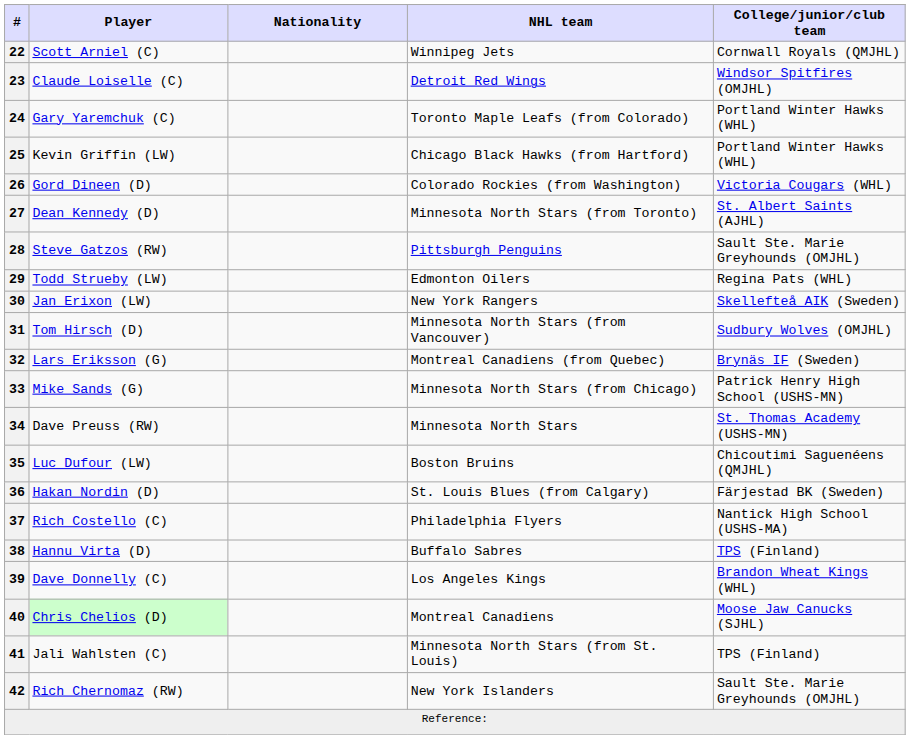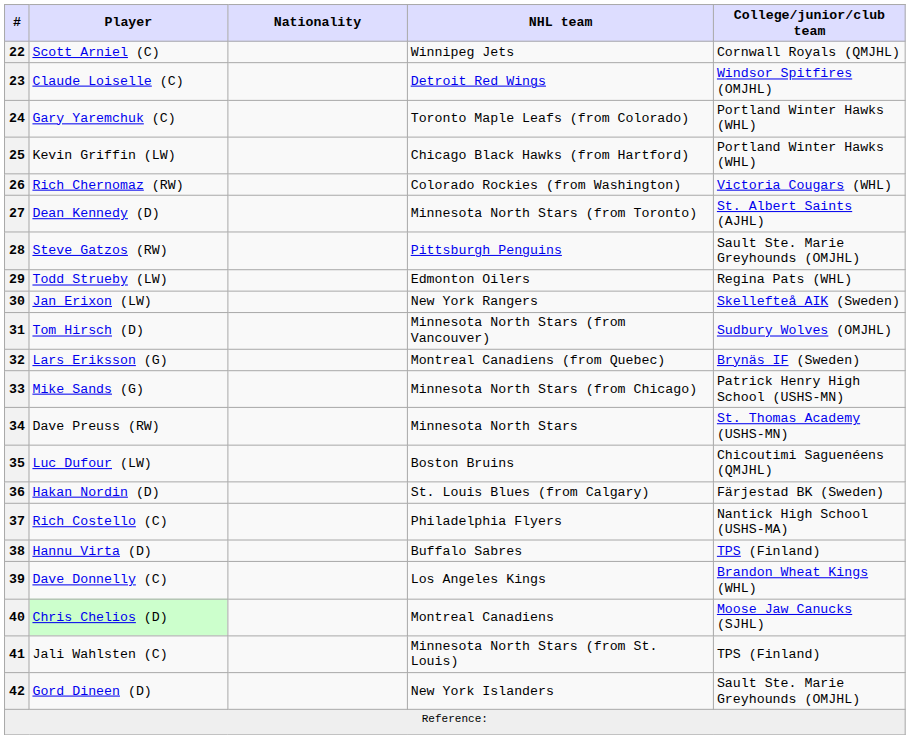(92, 185) Gord Dineen (D) -> (108, 185) Rich Chernomaz (RW)
(108, 691) Rich Chernomaz (RW) -> (92, 691) Gord Dineen (D)
